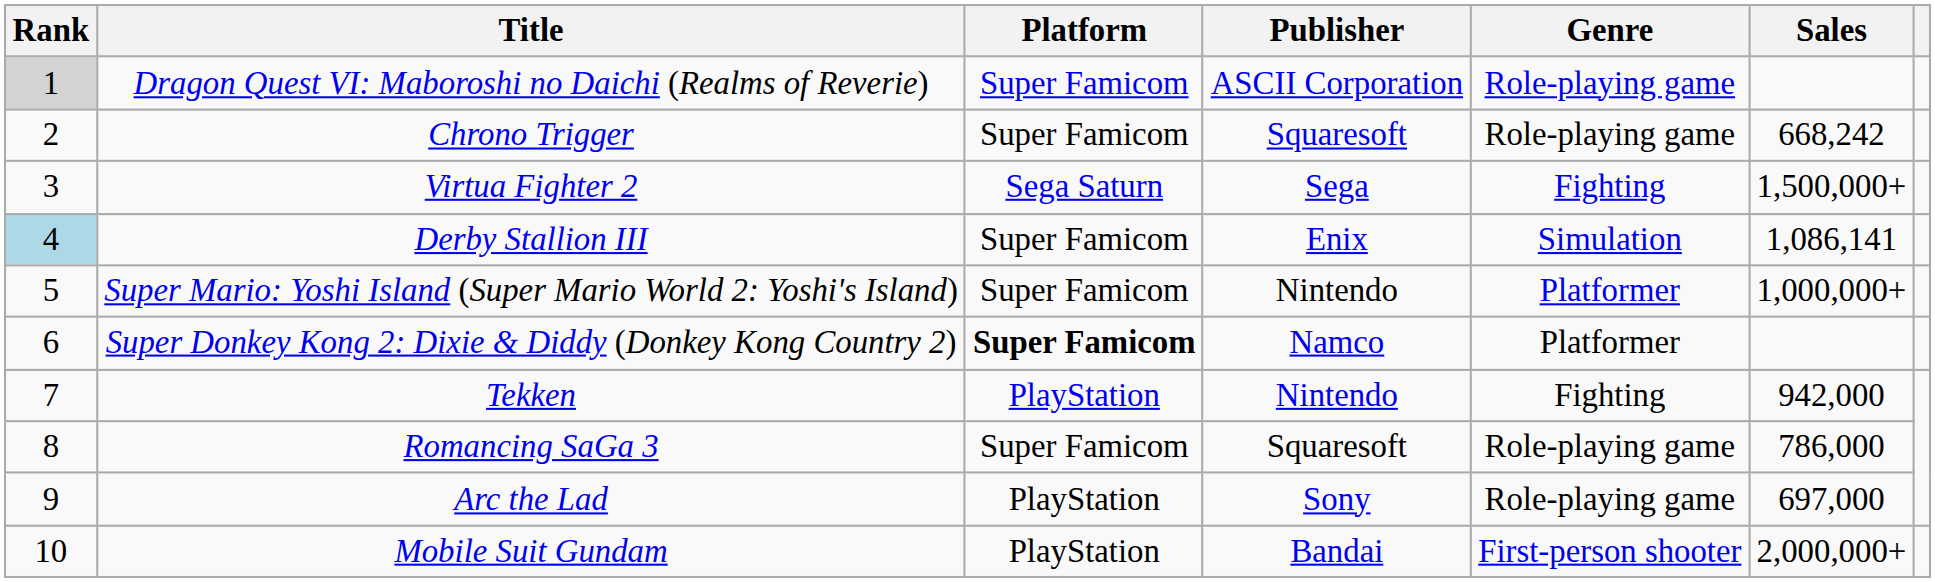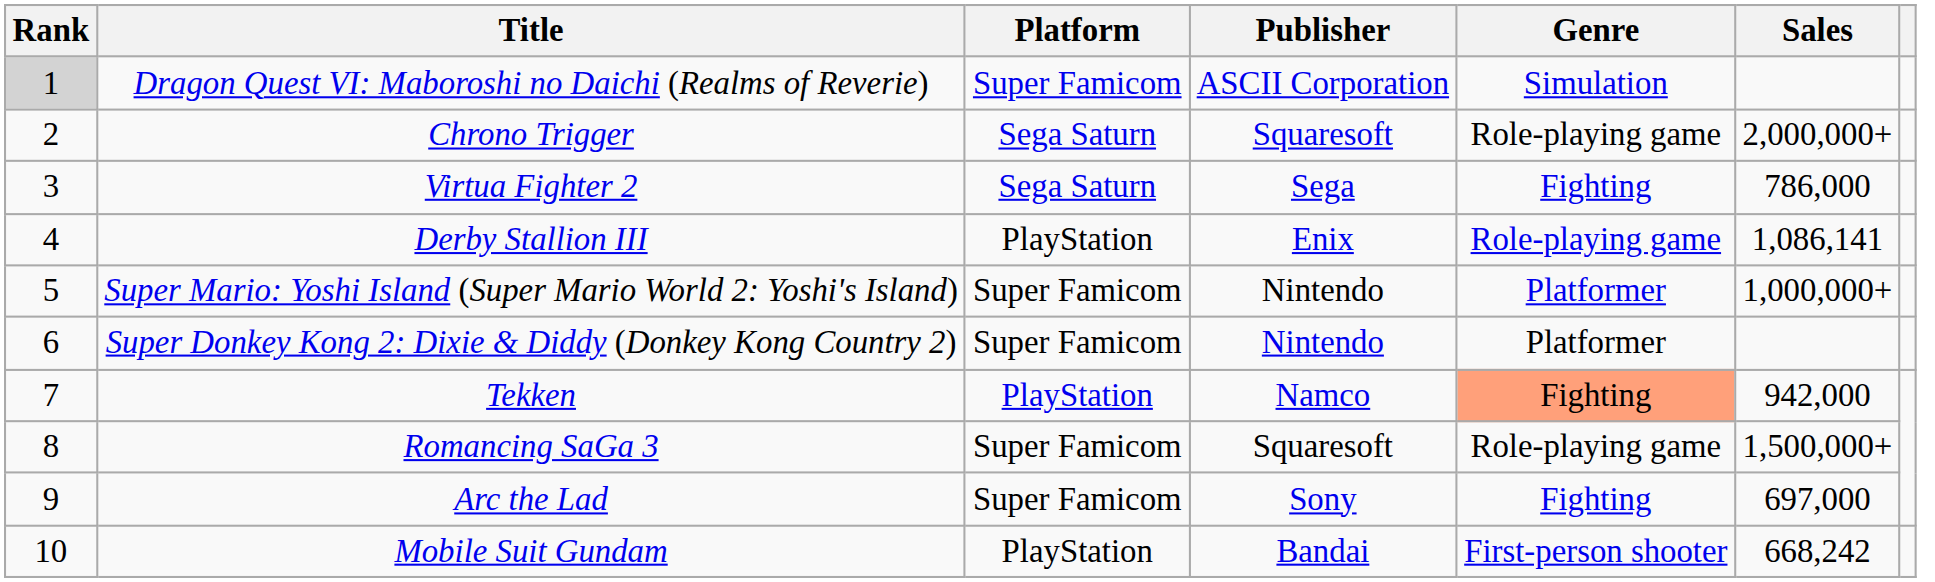(1610, 82) Role-playing game -> (1596, 82) Simulation
(1084, 134) Super Famicom -> (1077, 134) Sega Saturn
(1831, 134) 668,242 -> (1817, 134) 2,000,000+
(1831, 186) 1,500,000+ -> (1817, 186) 786,000
(51, 238) lightblue background -> (51, 238) no background
(1084, 238) Super Famicom -> (1077, 238) PlayStation
(1610, 238) Simulation -> (1596, 238) Role-playing game
(1084, 342) bold -> (1077, 342) normal
(1337, 342) Namco -> (1323, 342) Nintendo
(1337, 394) Nintendo -> (1323, 394) Namco
(1610, 394) no background -> (1596, 394) lightsalmon background
(1831, 446) 786,000 -> (1817, 446) 1,500,000+
(1084, 498) PlayStation -> (1077, 498) Super Famicom
(1610, 498) Role-playing game -> (1596, 498) Fighting
(1831, 550) 2,000,000+ -> (1817, 550) 668,242
